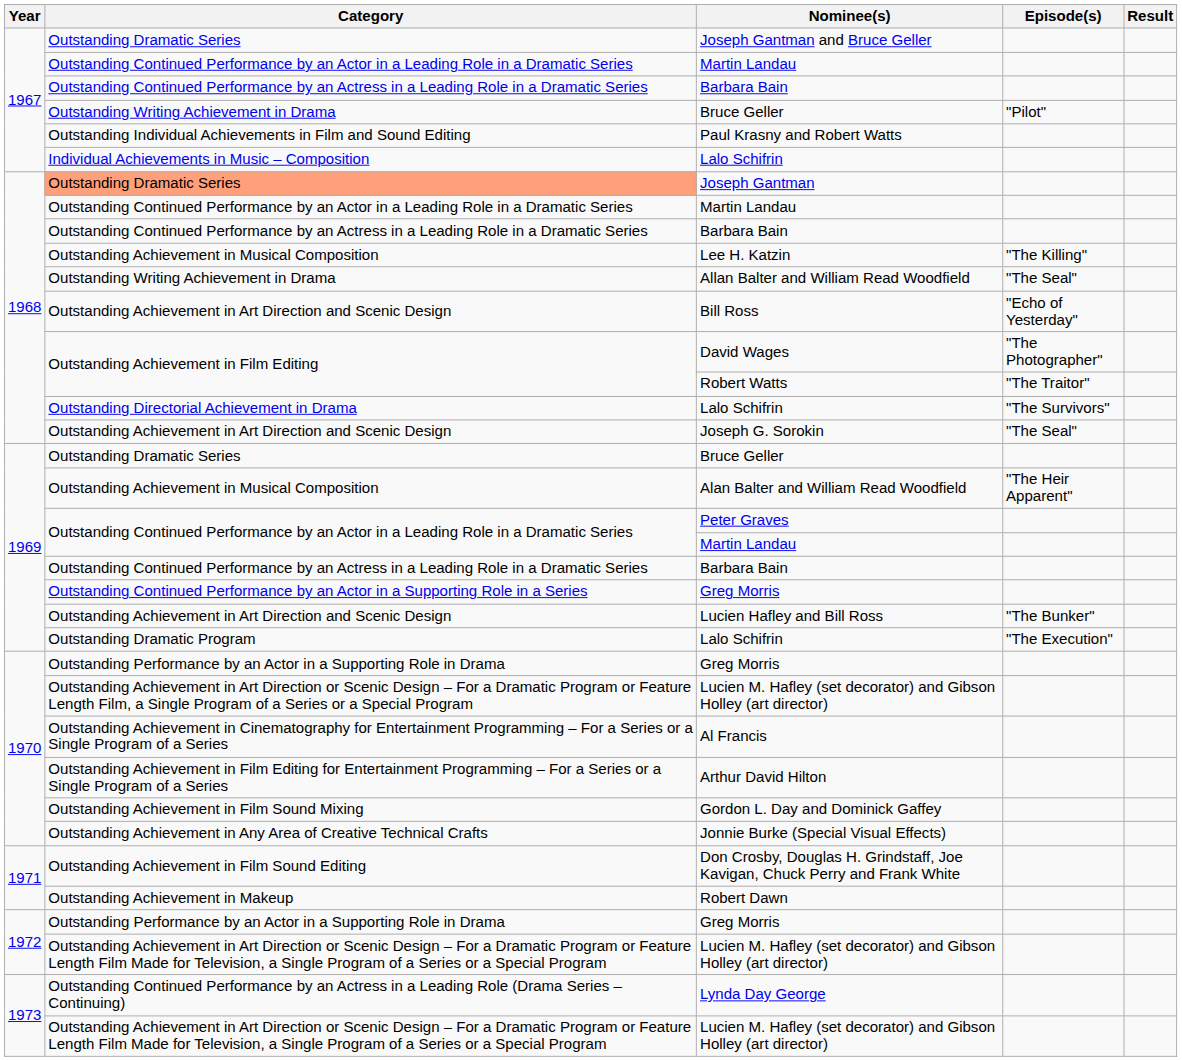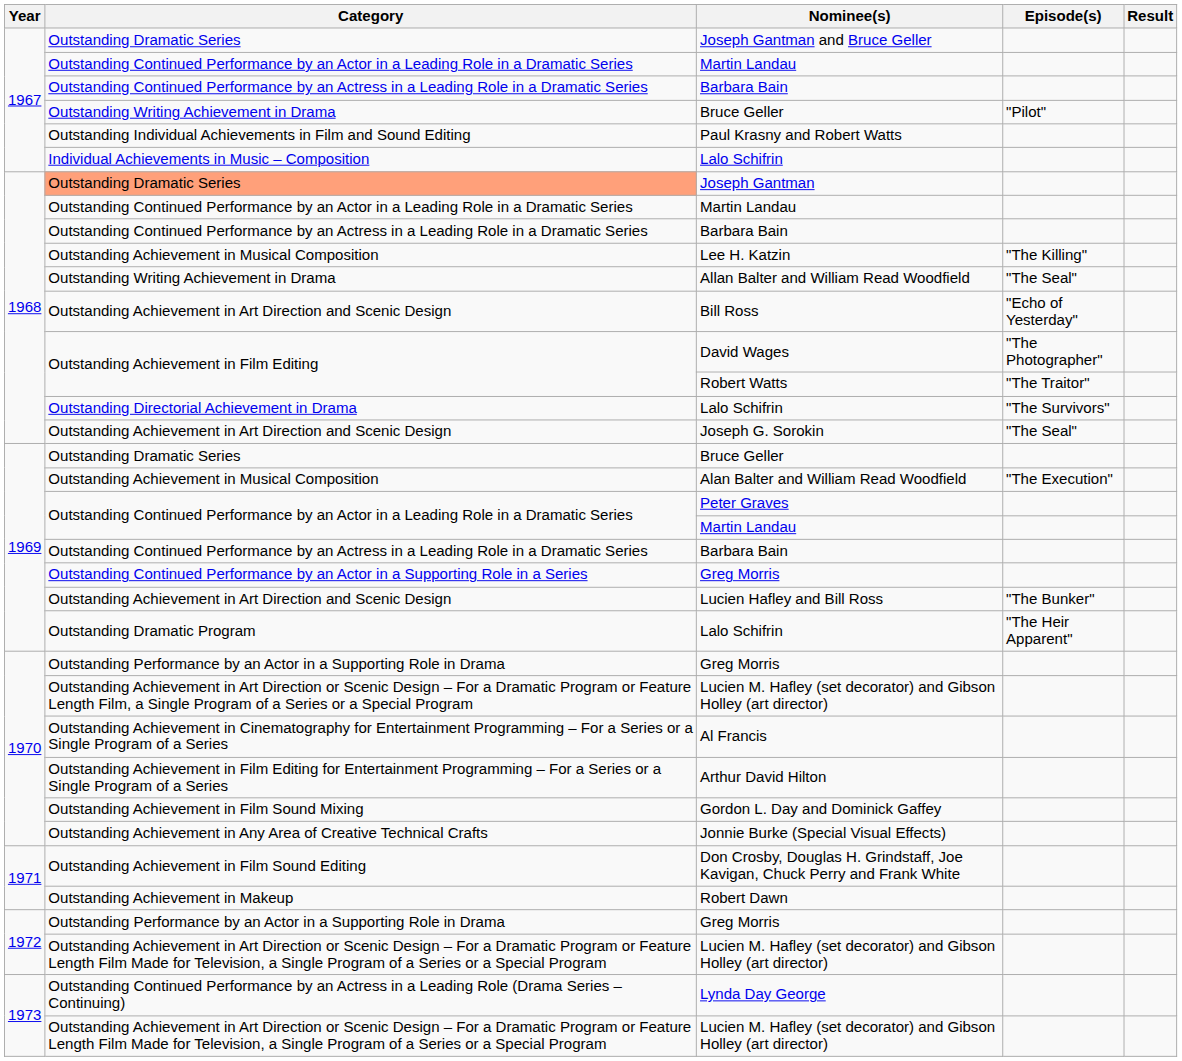(1039, 488) "The Heir Apparent" -> (1059, 479) "The Execution"
(1059, 639) "The Execution" -> (1039, 631) "The Heir Apparent"
